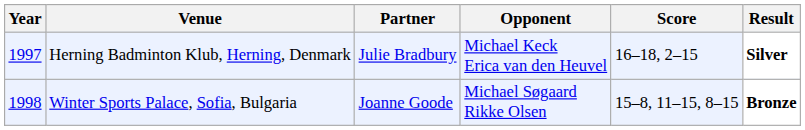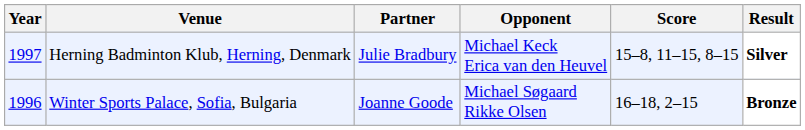(656, 55) 16–18, 2–15 -> (677, 55) 15–8, 11–15, 8–15
(25, 102) 1998 -> (25, 102) 1996
(677, 102) 15–8, 11–15, 8–15 -> (656, 102) 16–18, 2–15
